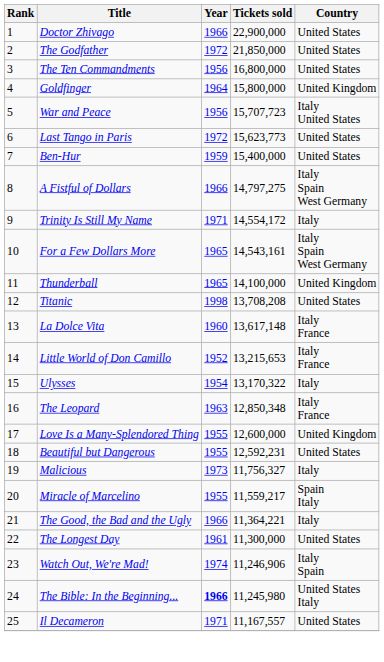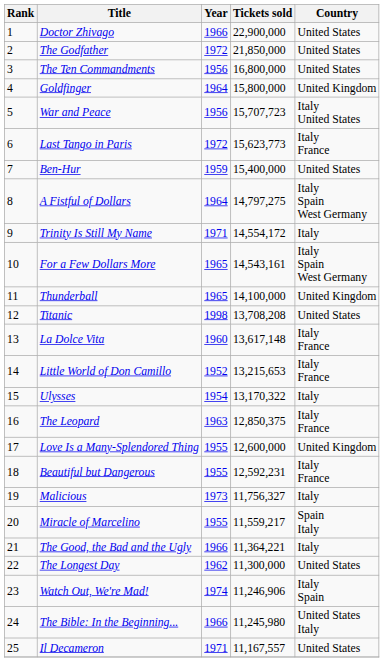(329, 138) United States -> (313, 144) Italy France
(216, 188) 1966 -> (216, 201) 1964
(259, 408) 12,850,348 -> (259, 421) 12,850,375
(329, 452) United States -> (313, 472) Italy France
(216, 539) 1961 -> (216, 565) 1962
(216, 596) bold -> (216, 622) normal
